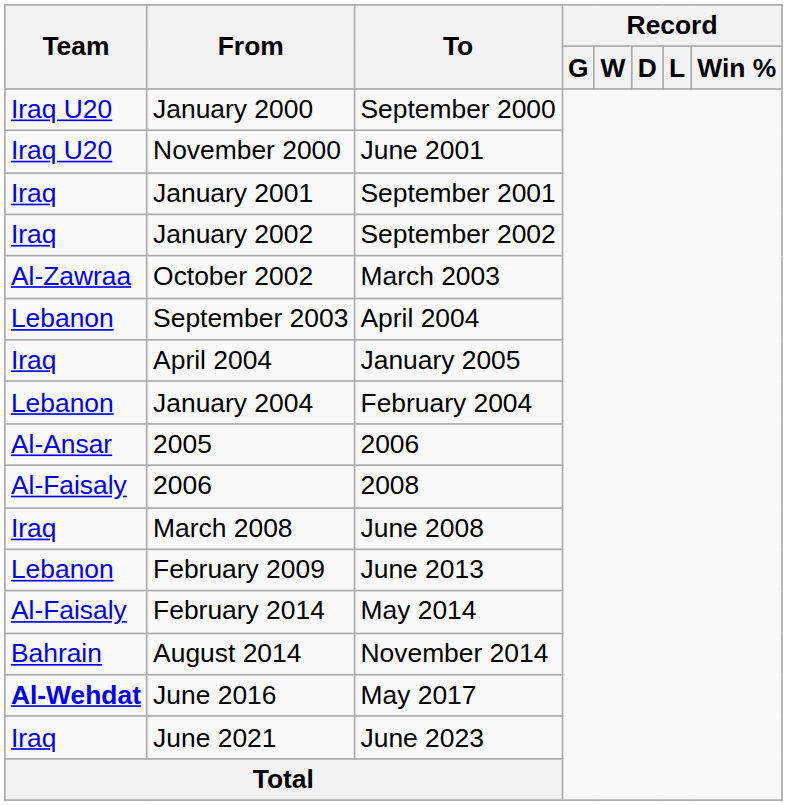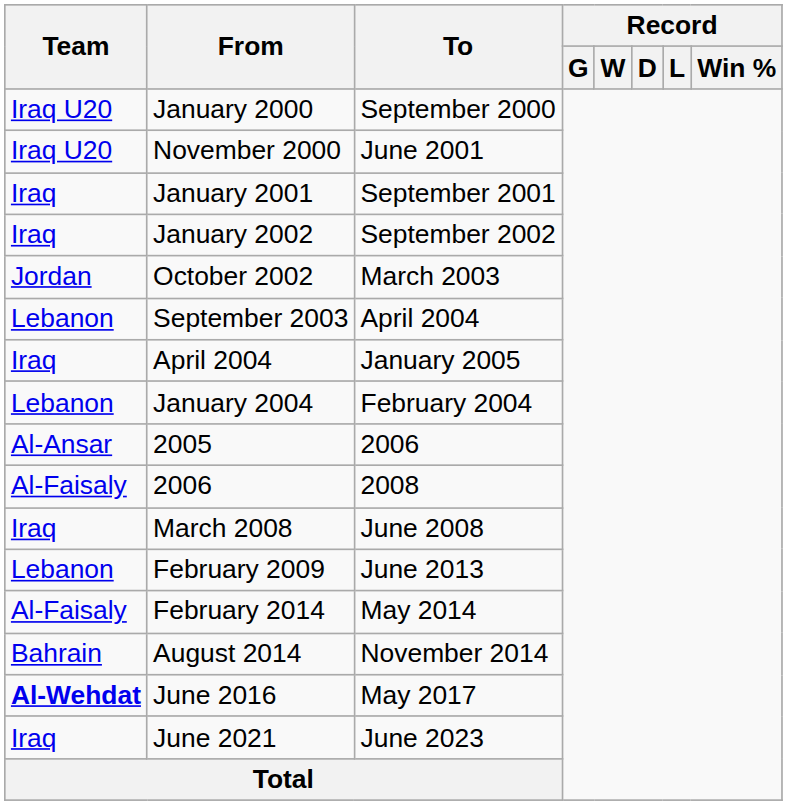(71, 276) Al-Zawraa -> (51, 276) Jordan
